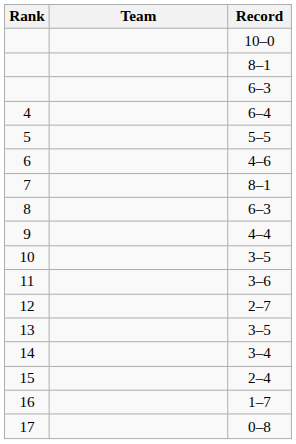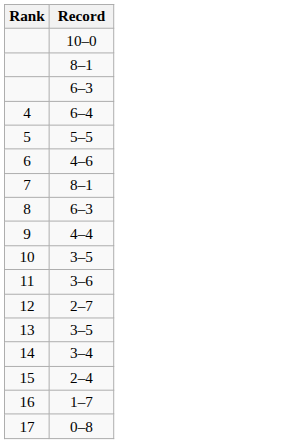- column: (138, 16)
